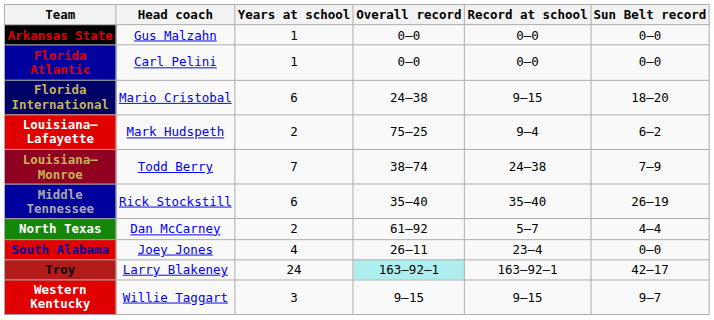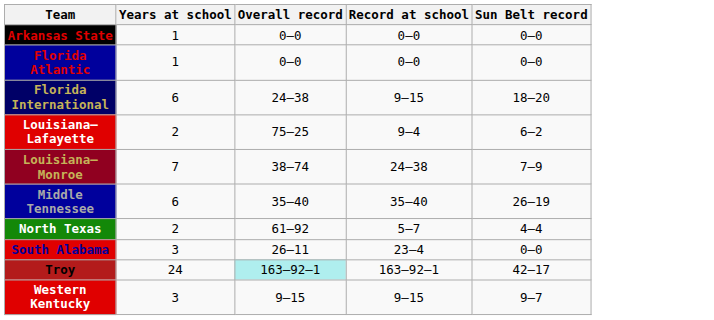- column: (175, 15)
(294, 249) 4 -> (175, 249) 3
